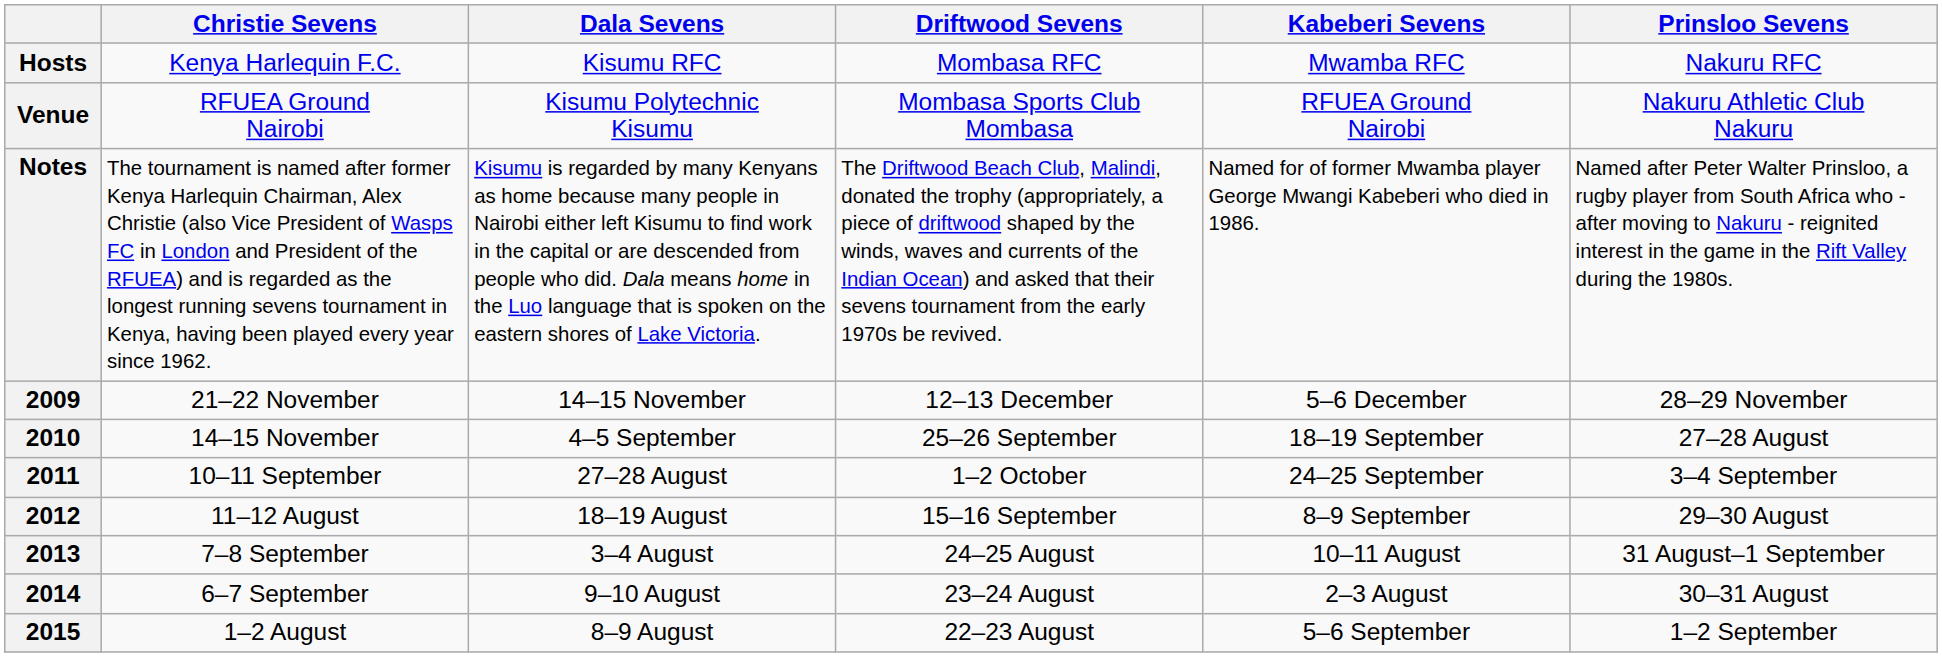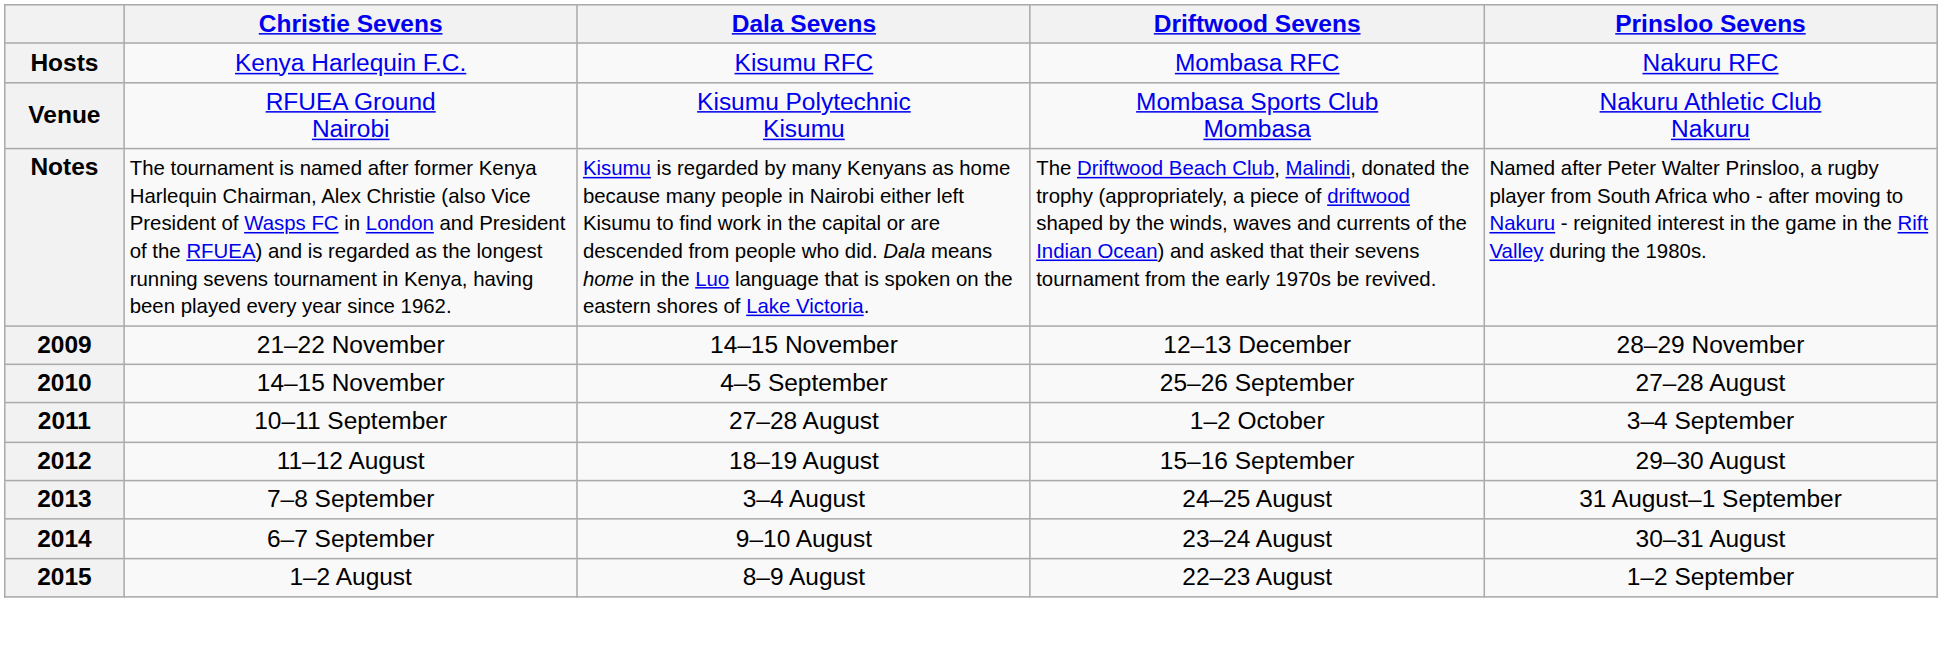- column: (1386, 23)
